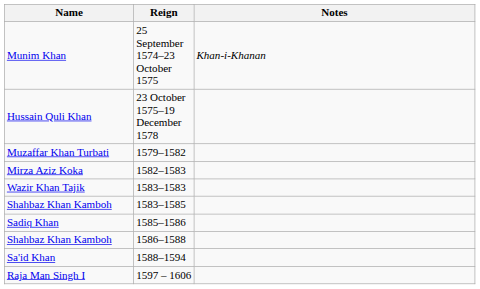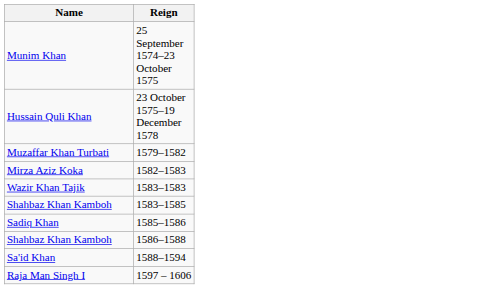- column: (334, 13)
